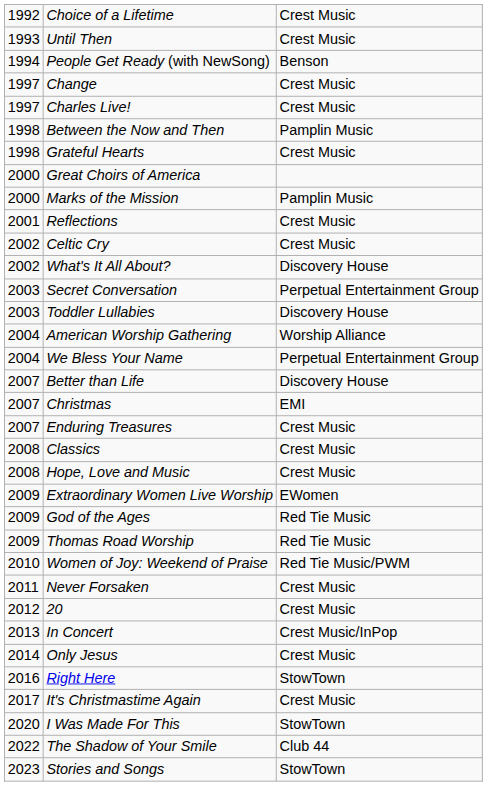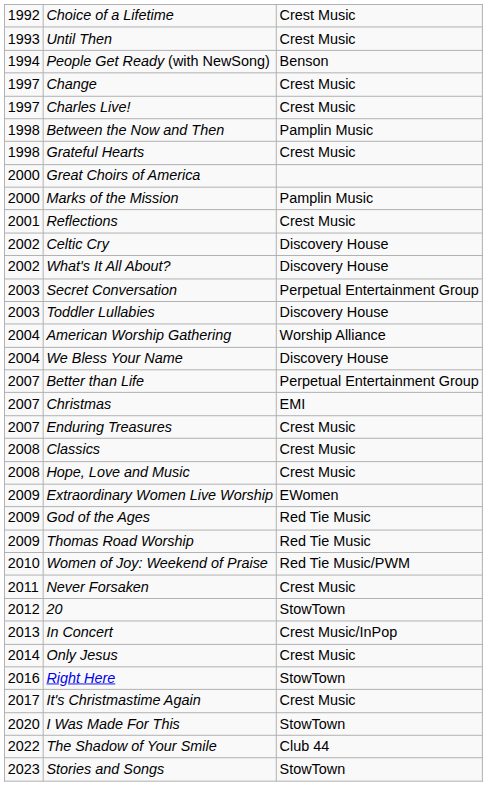(318, 244) Crest Music -> (334, 244) Discovery House
(379, 358) Perpetual Entertainment Group -> (334, 358) Discovery House
(334, 381) Discovery House -> (379, 381) Perpetual Entertainment Group
(318, 609) Crest Music -> (312, 609) StowTown
